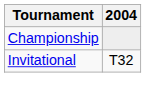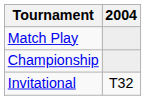+ row: (43, 38)
